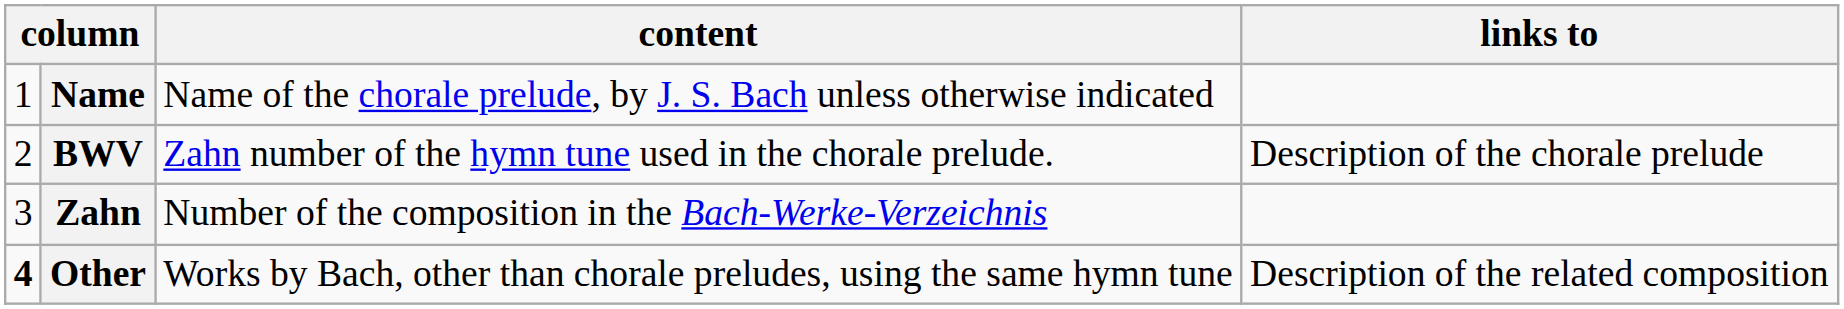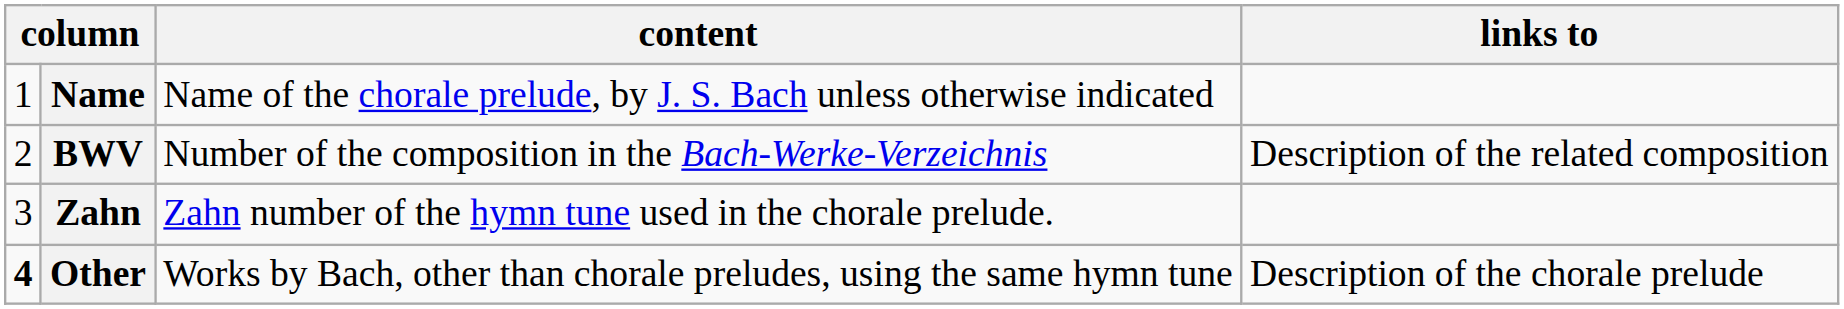(609, 153) Zahn number of the hymn tune used in the chorale prelude. -> (605, 153) Number of the composition in the Bach-Werke-Verzeichnis
(1507, 153) Description of the chorale prelude -> (1539, 153) Description of the related composition
(605, 213) Number of the composition in the Bach-Werke-Verzeichnis -> (609, 213) Zahn number of the hymn tune used in the chorale prelude.
(1539, 272) Description of the related composition -> (1507, 272) Description of the chorale prelude
